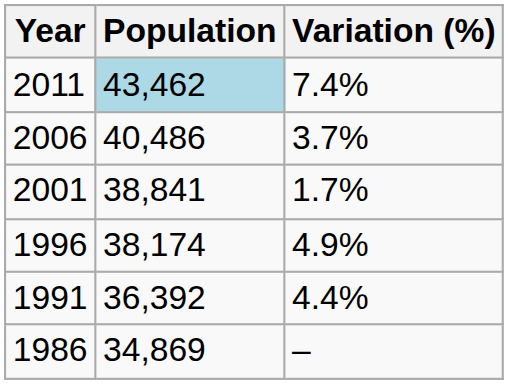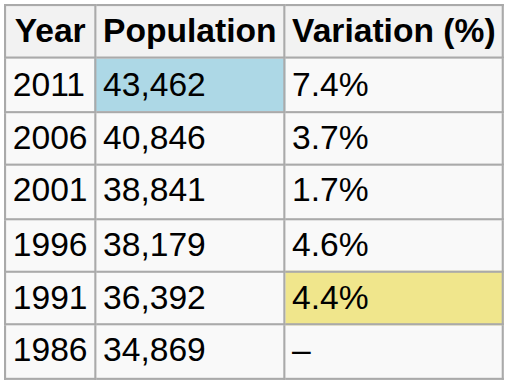(154, 137) 40,486 -> (154, 137) 40,846
(154, 244) 38,174 -> (154, 244) 38,179
(330, 244) 4.9% -> (330, 244) 4.6%
(330, 297) no background -> (330, 297) khaki background
